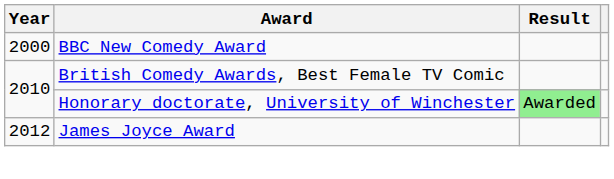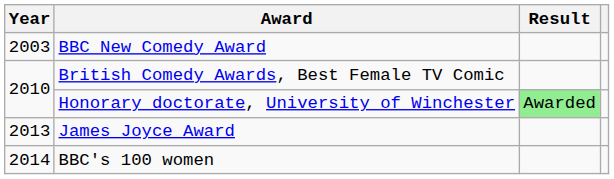(30, 47) 2000 -> (30, 47) 2003
(30, 131) 2012 -> (30, 131) 2013
+ row: (136, 160)
